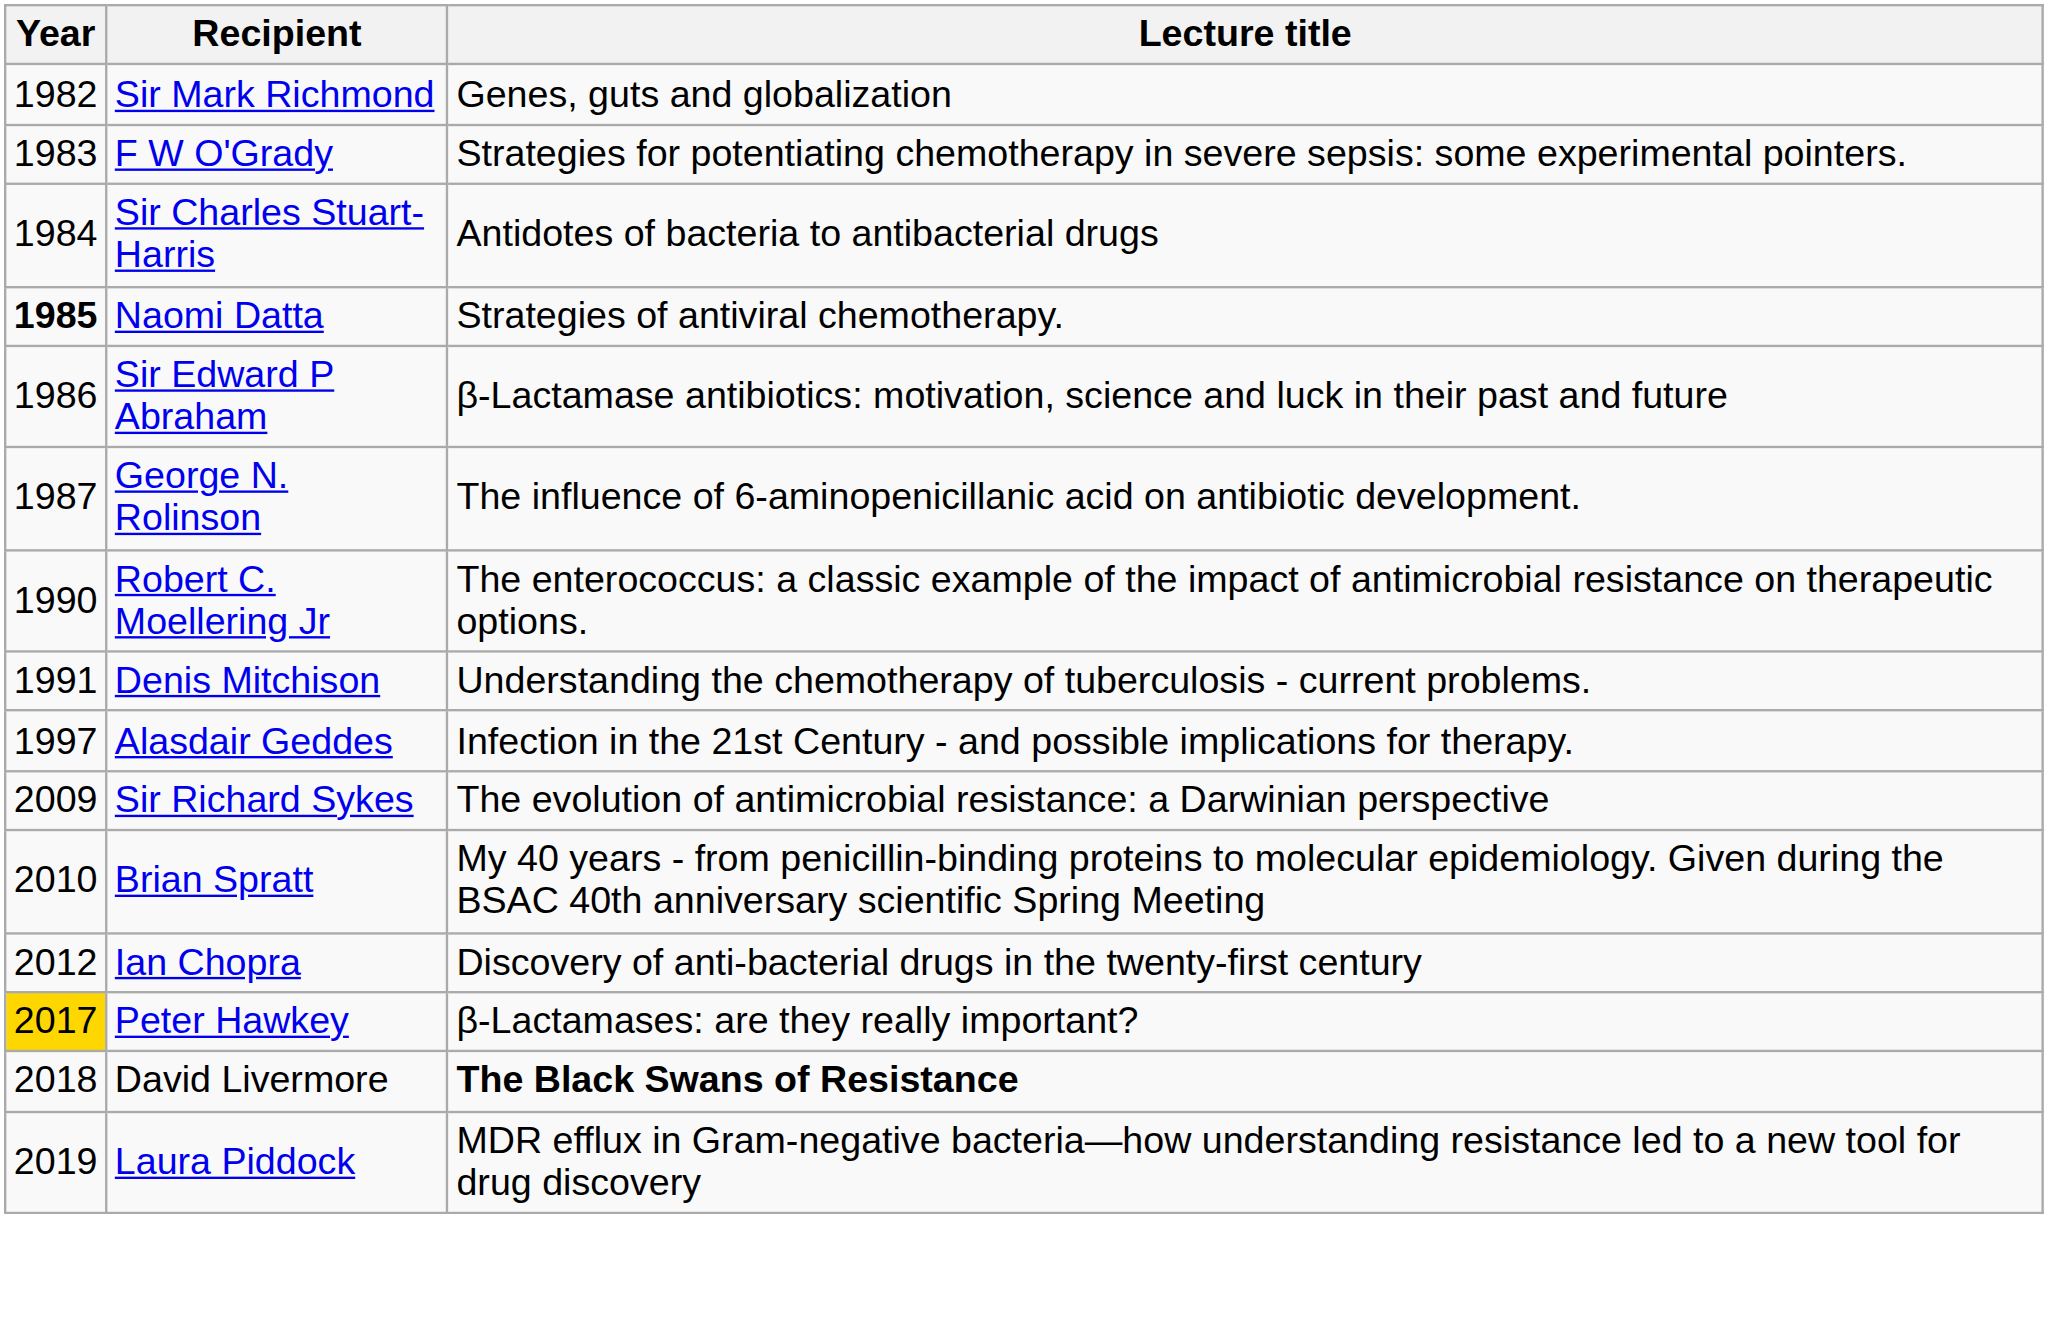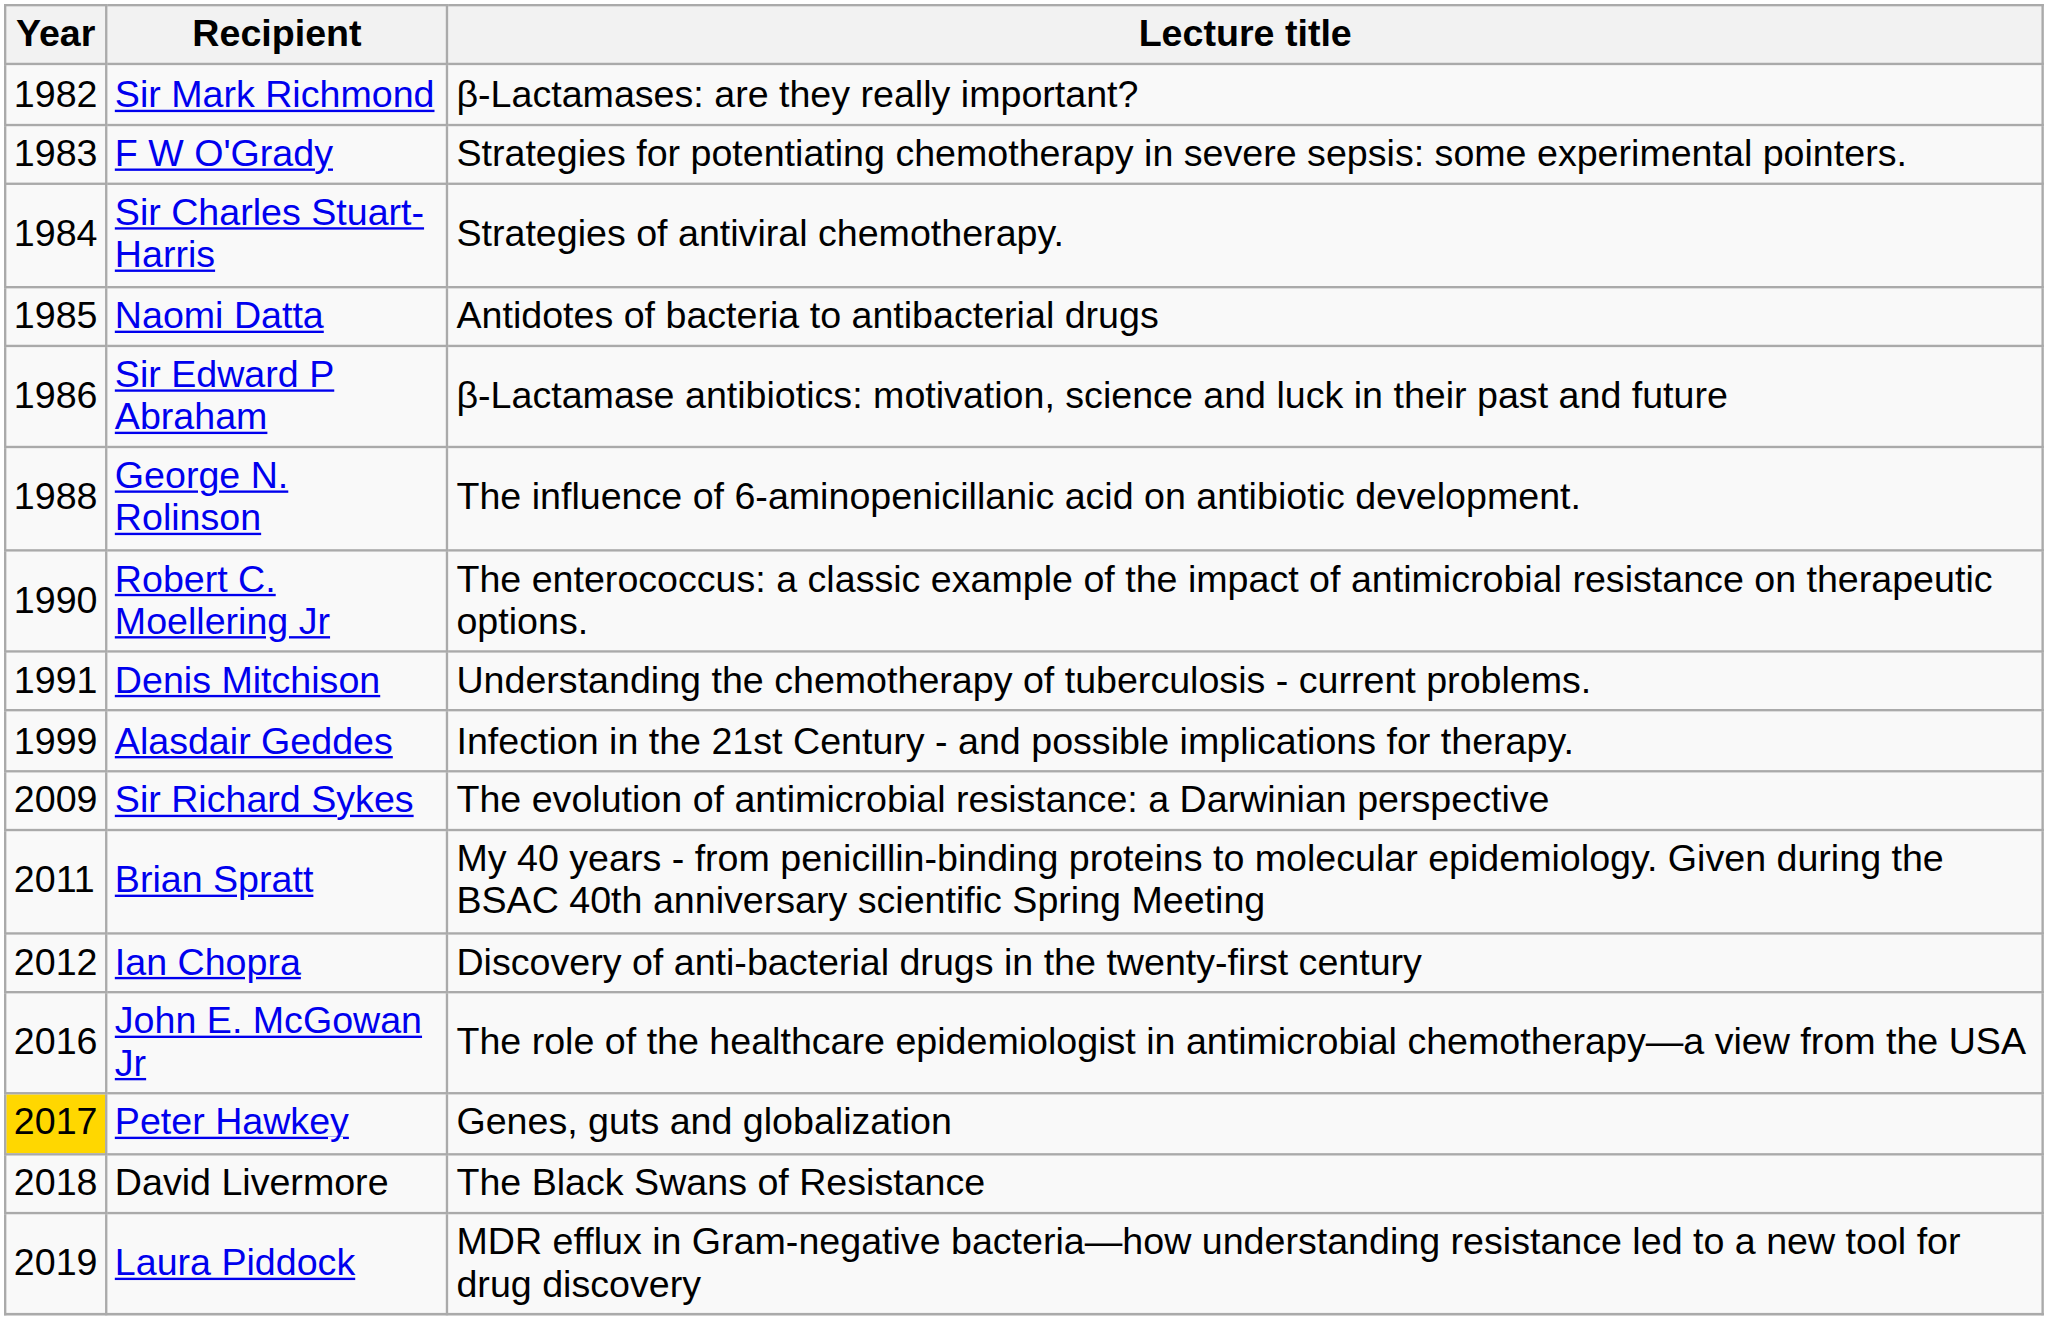(704, 93) Genes, guts and globalization -> (797, 93) β-Lactamases: are they really important?
(808, 234) Antidotes of bacteria to antibacterial drugs -> (760, 234) Strategies of antiviral chemotherapy.
(56, 315) bold -> (56, 315) normal
(760, 315) Strategies of antiviral chemotherapy. -> (808, 315) Antidotes of bacteria to antibacterial drugs
(56, 497) 1987 -> (56, 497) 1988
(56, 740) 1997 -> (56, 740) 1999
(56, 880) 2010 -> (54, 880) 2011
+ row: (268, 1042)
(797, 1021) β-Lactamases: are they really important? -> (704, 1122) Genes, guts and globalization
(738, 1080) bold -> (721, 1182) normal
